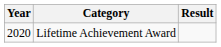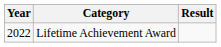(19, 32) 2020 -> (19, 32) 2022
